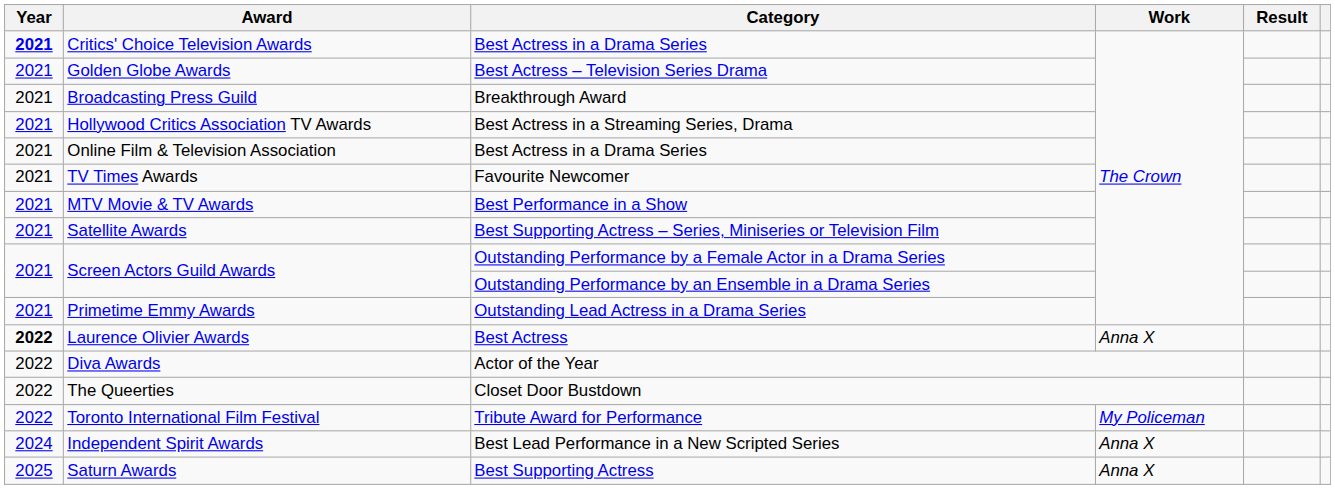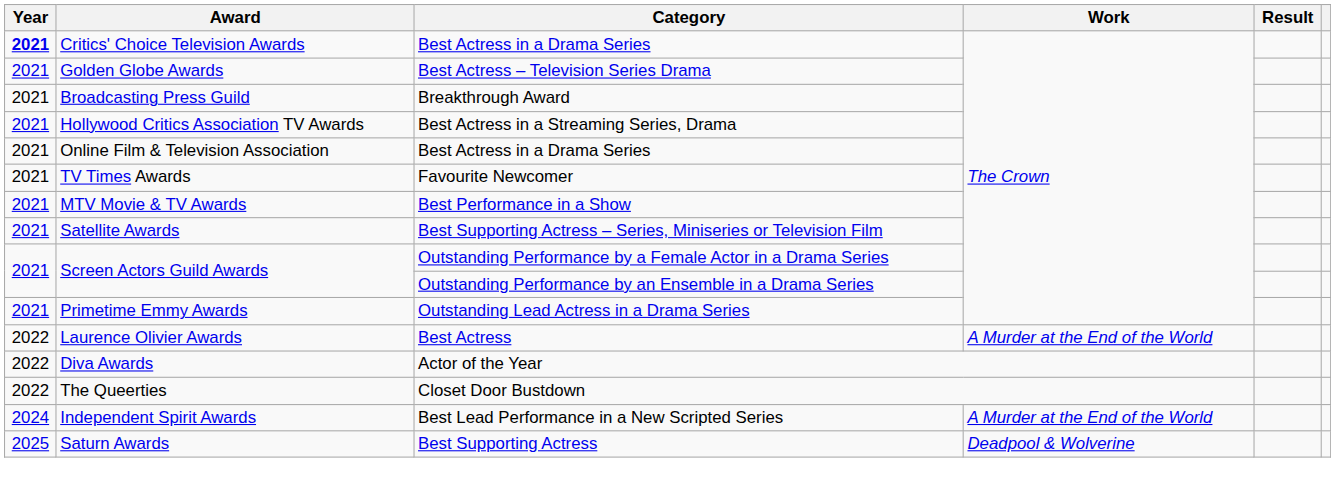(34, 337) bold -> (30, 337) normal
(1127, 337) Anna X -> (1090, 337) A Murder at the End of the World
- row: (193, 417)
(1127, 444) Anna X -> (1090, 417) A Murder at the End of the World
(1127, 470) Anna X -> (1051, 444) Deadpool & Wolverine
